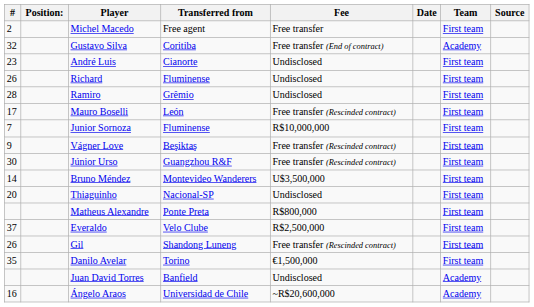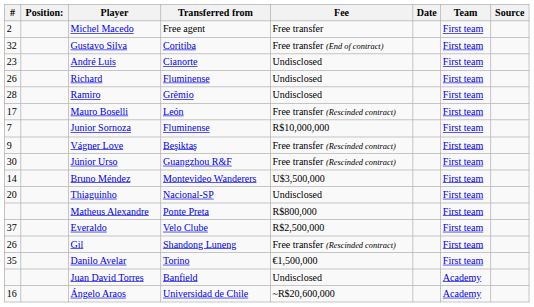(462, 46) Academy -> (463, 46) First team
